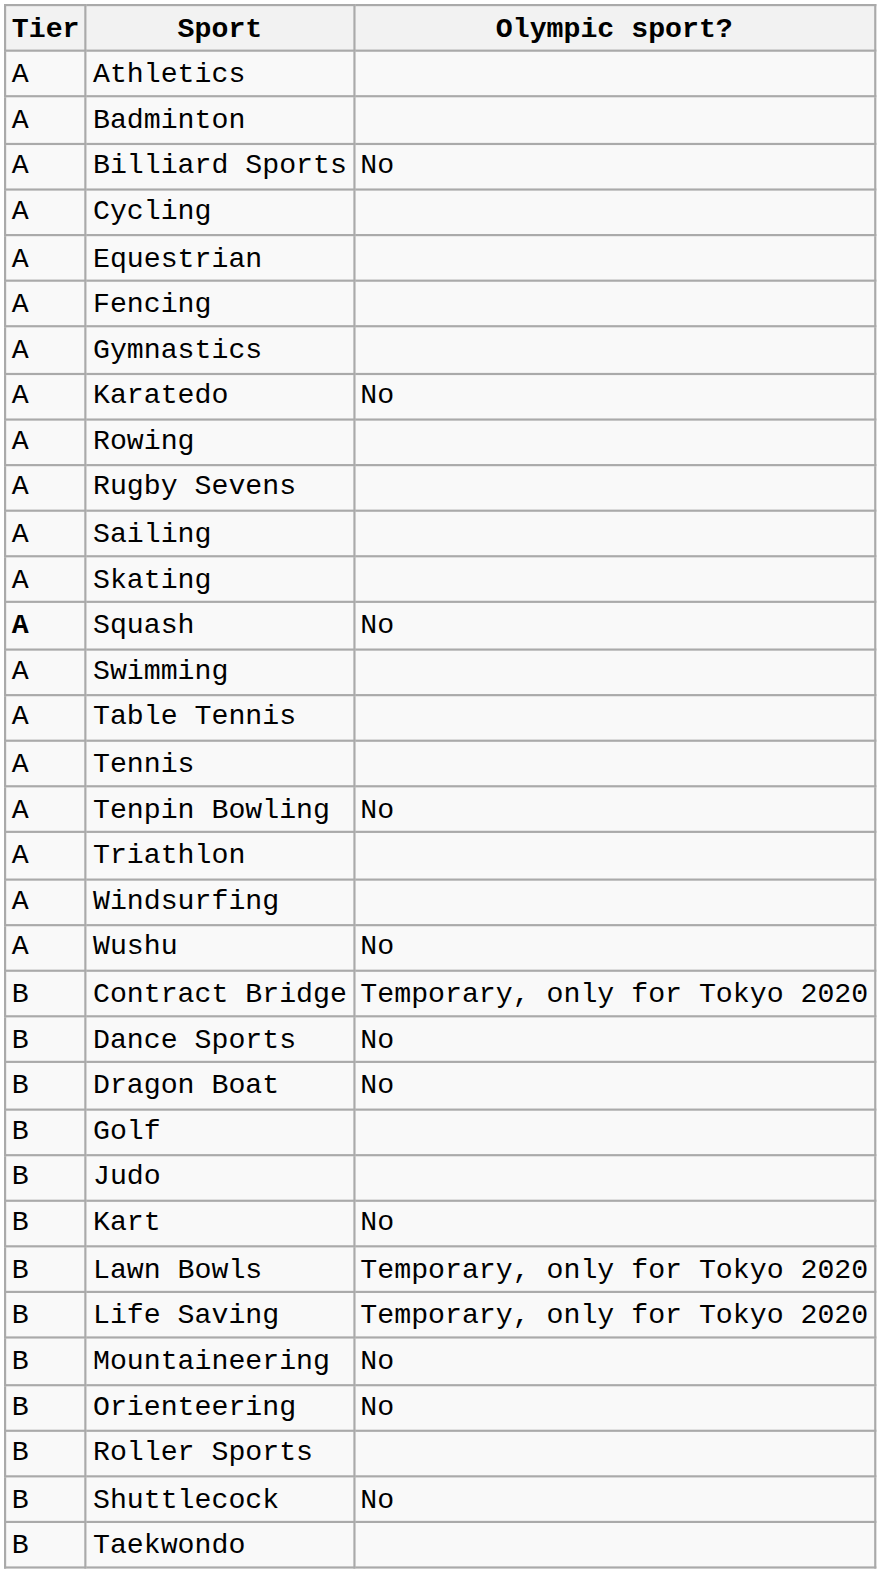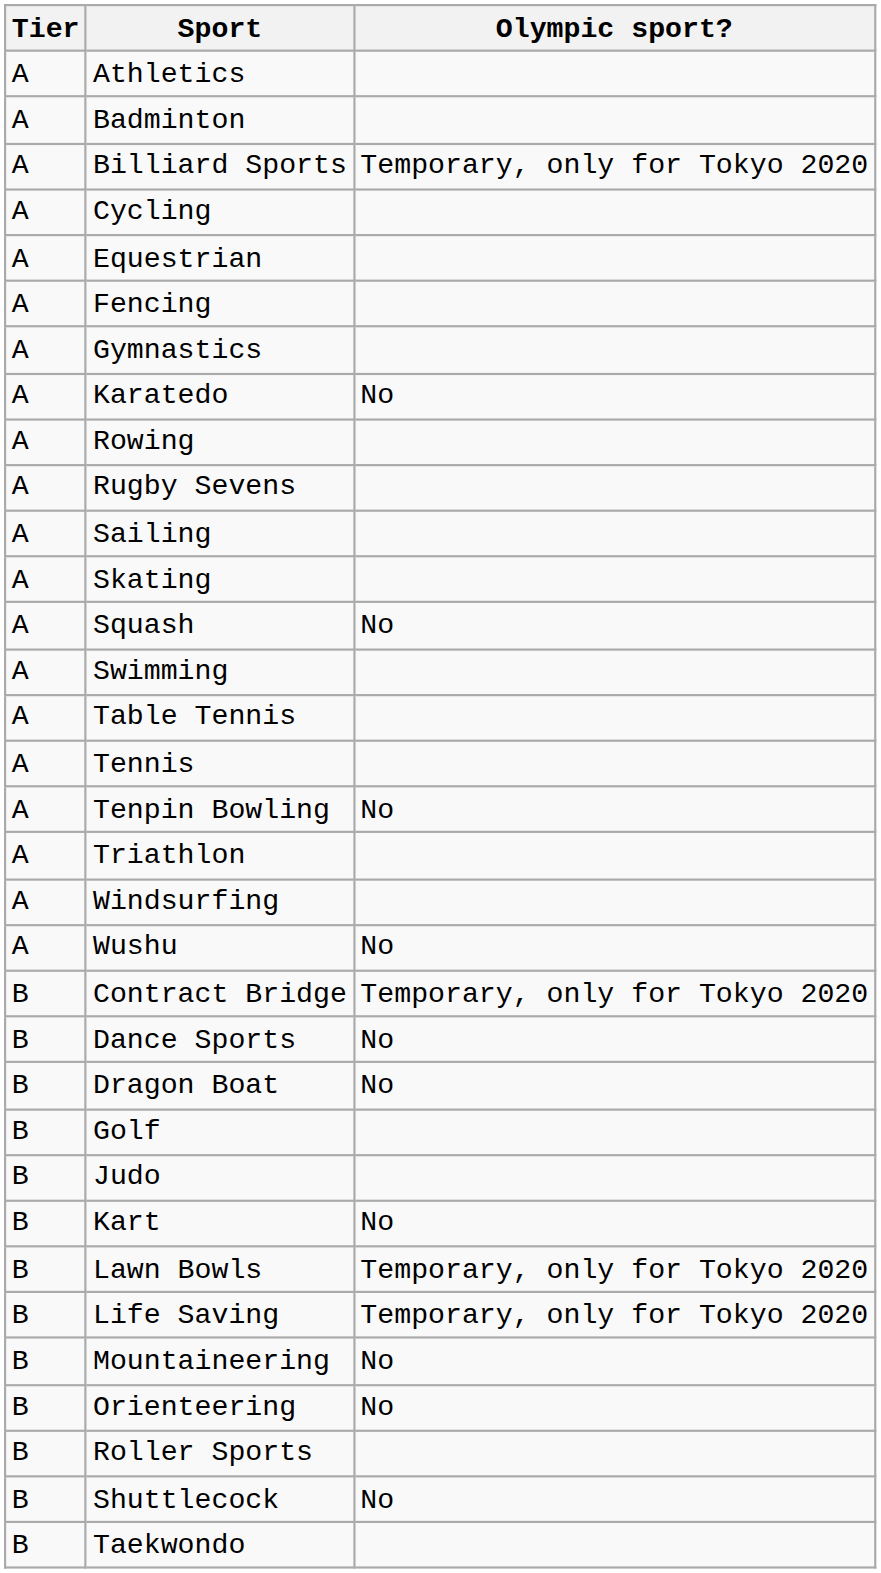(377, 166) No -> (614, 166) Temporary, only for Tokyo 2020
(20, 626) bold -> (20, 626) normal
